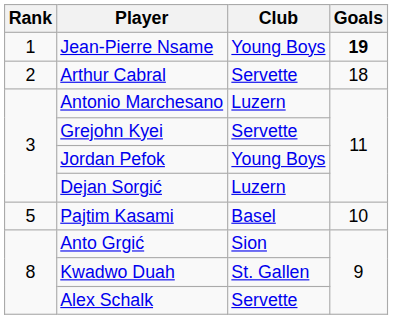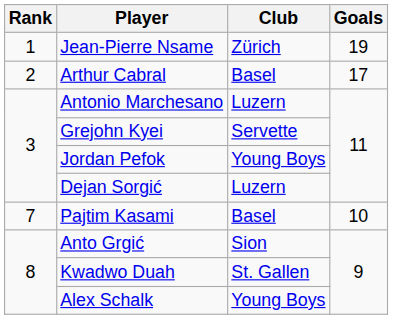(278, 46) Young Boys -> (256, 46) Zürich
(358, 46) bold -> (358, 46) normal
(264, 74) Servette -> (254, 74) Basel
(358, 74) 18 -> (358, 74) 17
(30, 215) 5 -> (30, 215) 7
(264, 300) Servette -> (278, 300) Young Boys
